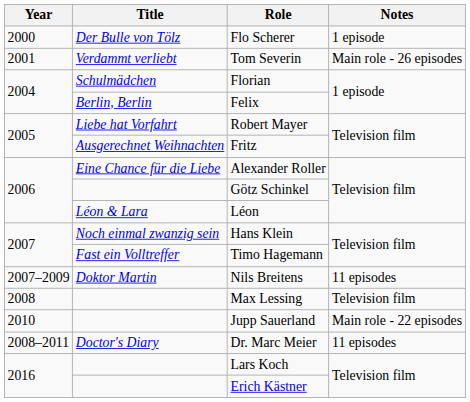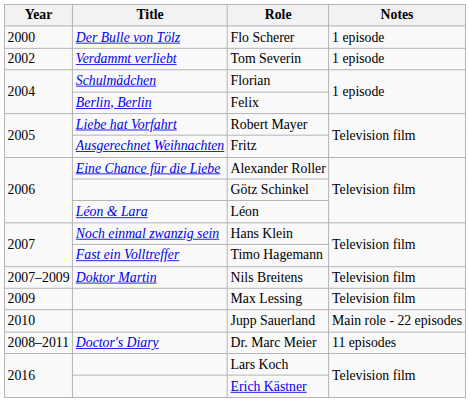(21, 59) 2001 -> (21, 59) 2002
(397, 59) Main role - 26 episodes -> (358, 59) 1 episode
(364, 277) 11 episodes -> (374, 277) Television film
(21, 299) 2008 -> (21, 299) 2009
